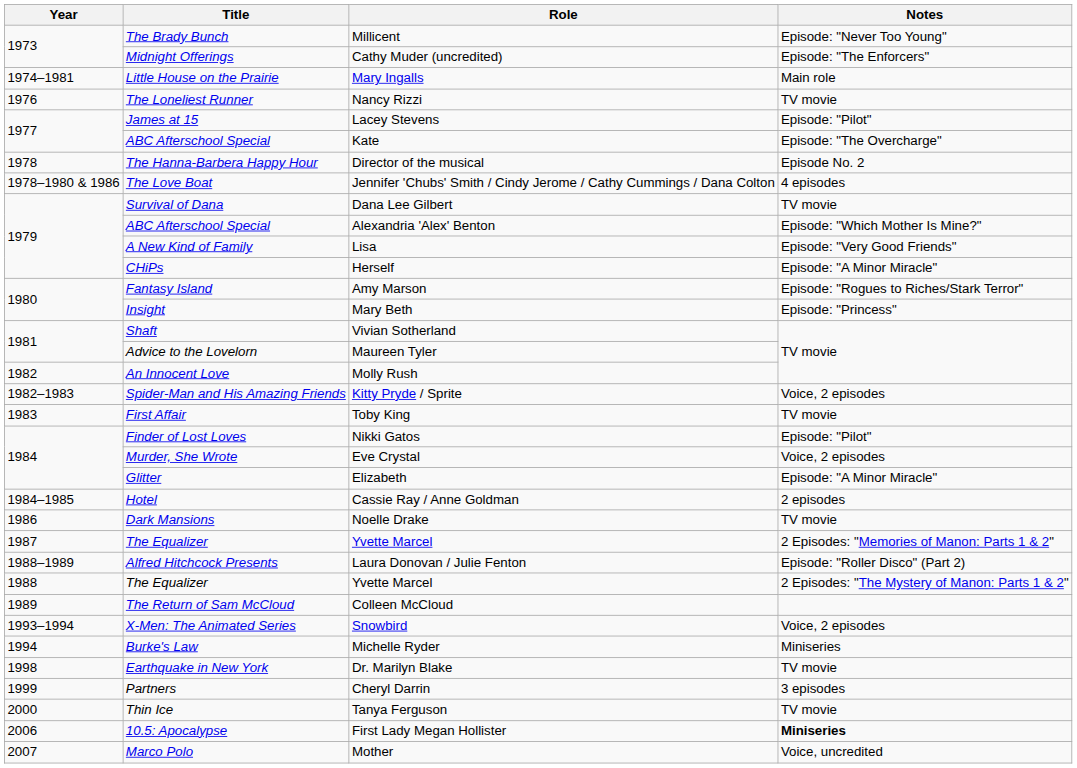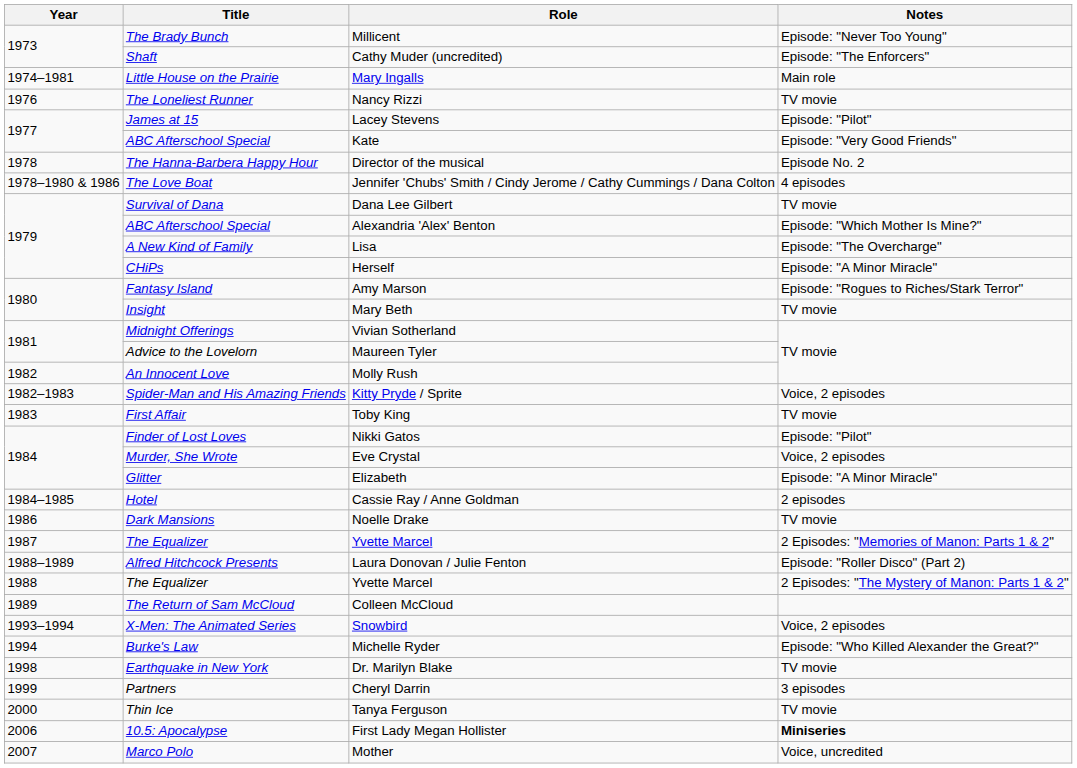(180, 57) Midnight Offerings -> (141, 57) Shaft
(861, 141) Episode: "The Overcharge" -> (869, 141) Episode: "Very Good Friends"
(869, 246) Episode: "Very Good Friends" -> (861, 246) Episode: "The Overcharge"
(839, 309) Episode: "Princess" -> (809, 309) TV movie
(141, 330) Shaft -> (180, 330) Midnight Offerings
(811, 646) Miniseries -> (910, 646) Episode: "Who Killed Alexander the Great?"
